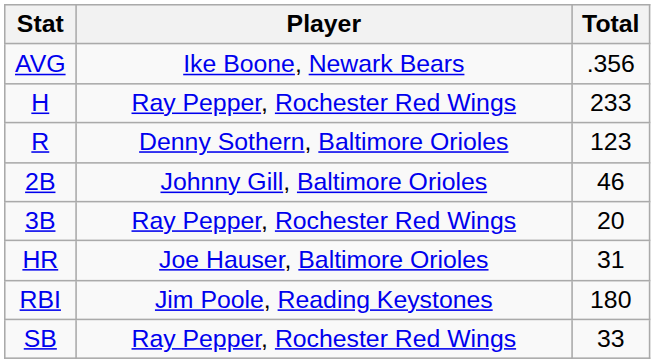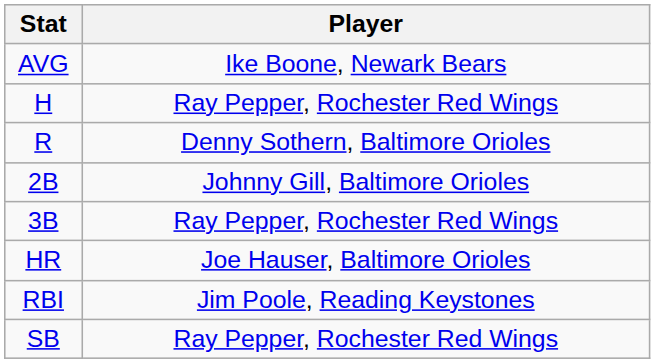- column: (611, 24)
